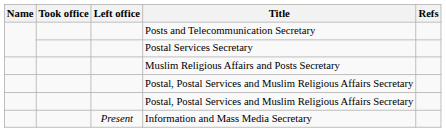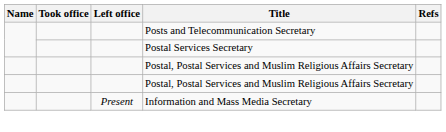- row: (117, 66)
